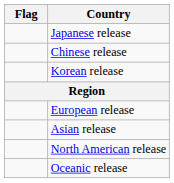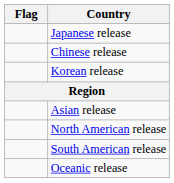- row: (92, 110)
+ row: (109, 149)
